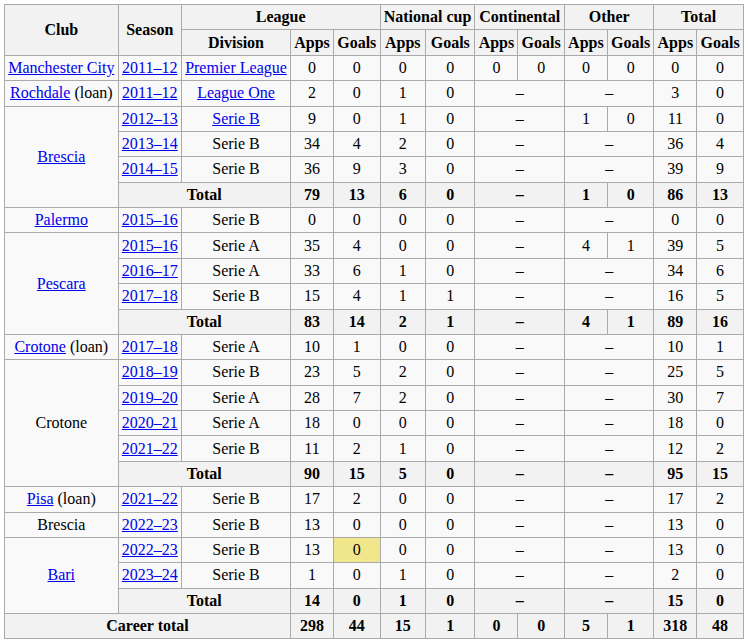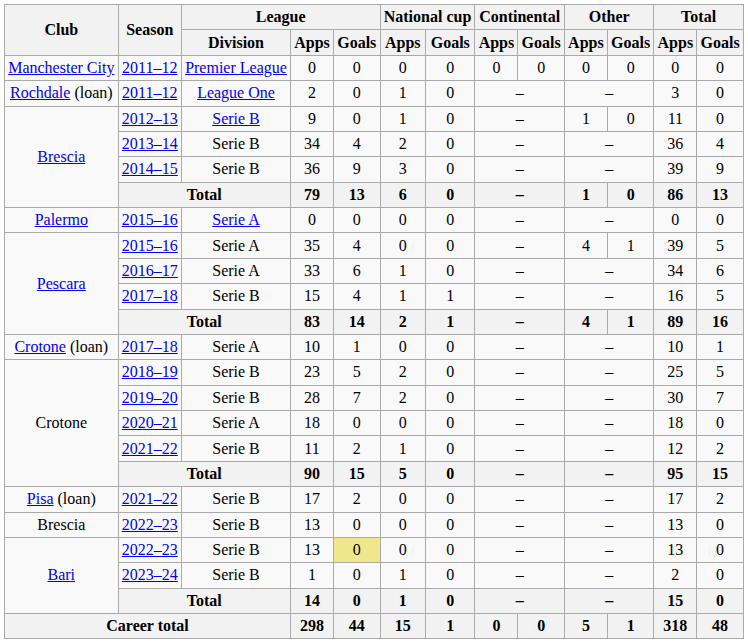(236, 220) Serie B -> (236, 220) Serie A
(236, 397) Serie A -> (236, 397) Serie B
